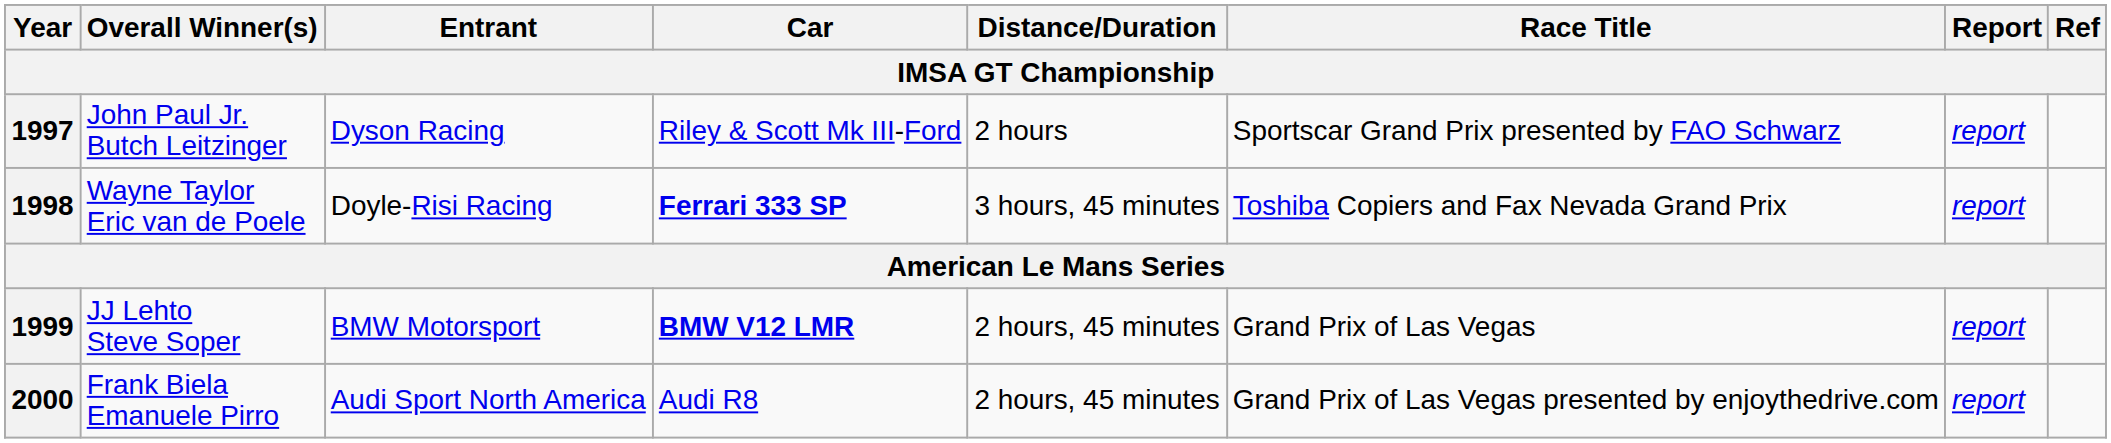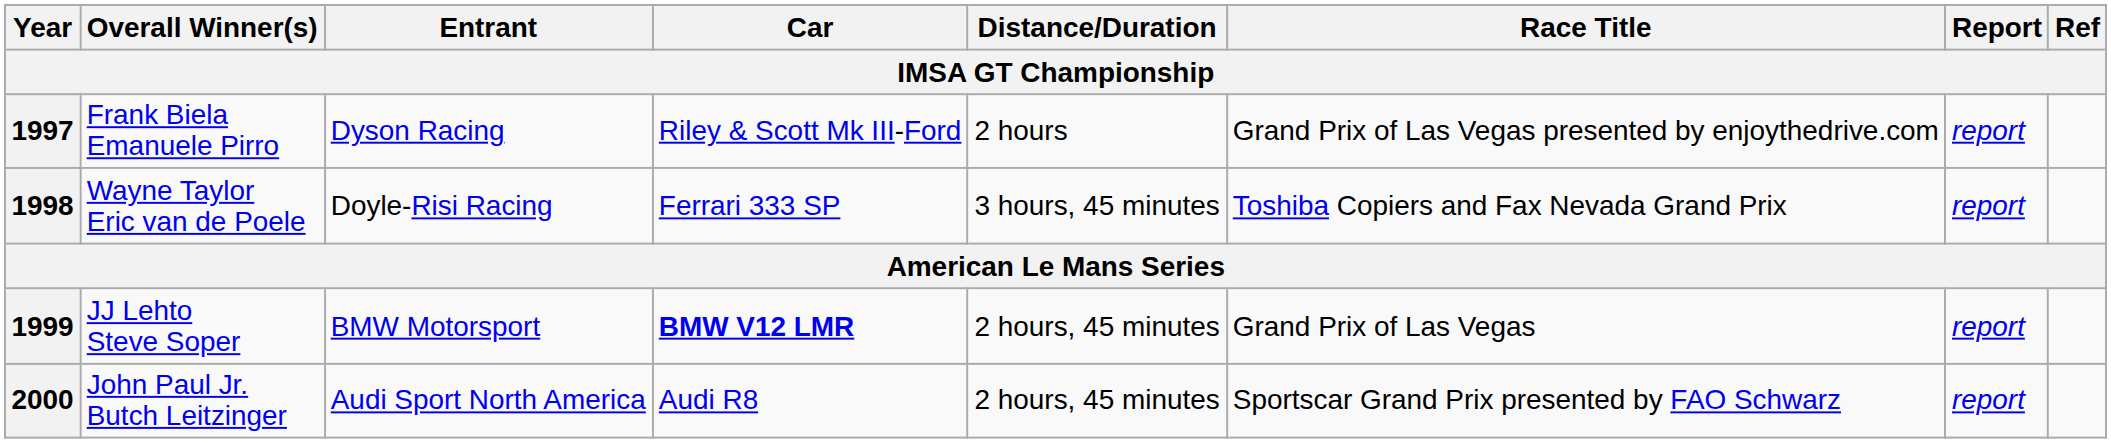(187, 131) John Paul Jr. Butch Leitzinger -> (183, 131) Frank Biela Emanuele Pirro
(1537, 131) Sportscar Grand Prix presented by FAO Schwarz -> (1586, 131) Grand Prix of Las Vegas presented by enjoythedrive.com
(753, 206) bold -> (750, 206) normal
(183, 401) Frank Biela Emanuele Pirro -> (187, 401) John Paul Jr. Butch Leitzinger
(1586, 401) Grand Prix of Las Vegas presented by enjoythedrive.com -> (1537, 401) Sportscar Grand Prix presented by FAO Schwarz
